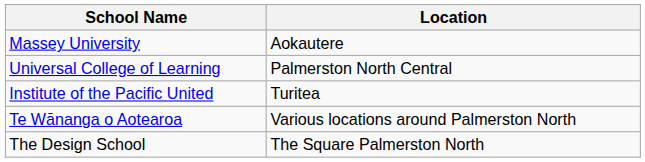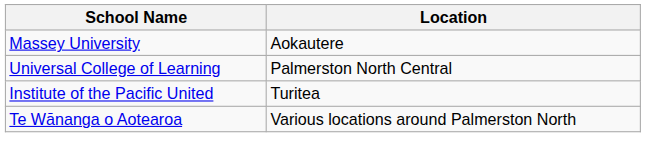- row: (77, 145)
